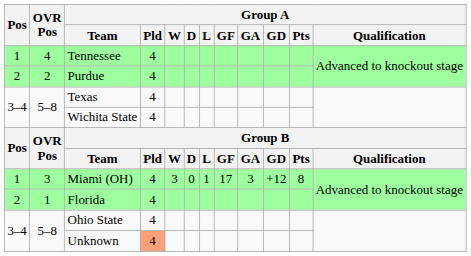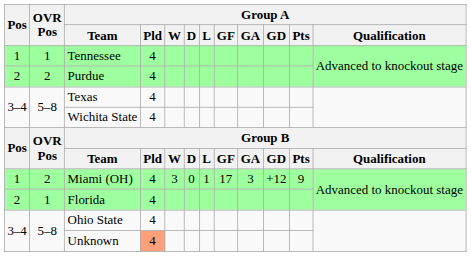(47, 55) 4 -> (47, 55) 1
(47, 179) 3 -> (47, 179) 2
(301, 179) 8 -> (301, 179) 9
